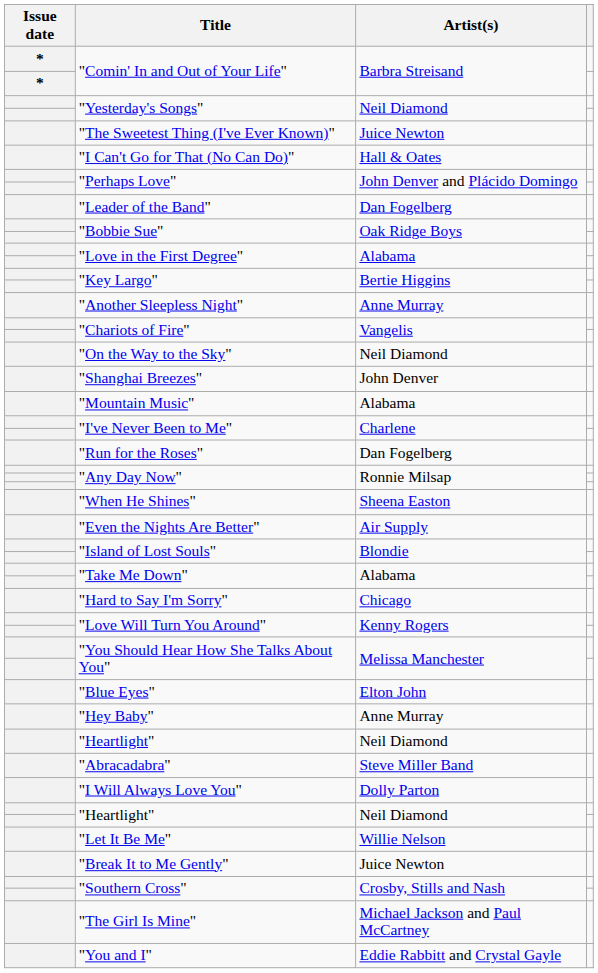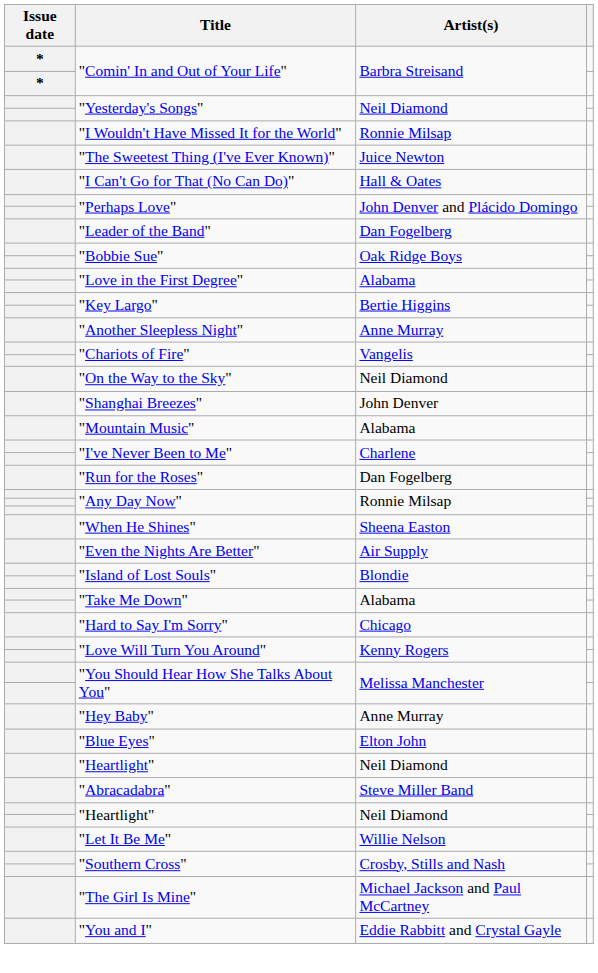+ row: (210, 132)
rows swapped: (116, 716) <-> (117, 691)
- row: (160, 790)
- row: (154, 863)
